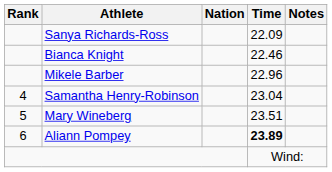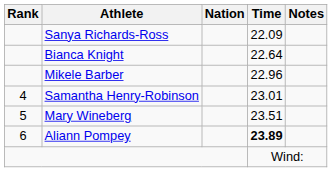(267, 55) 22.46 -> (267, 55) 22.64
(267, 95) 23.04 -> (267, 95) 23.01
